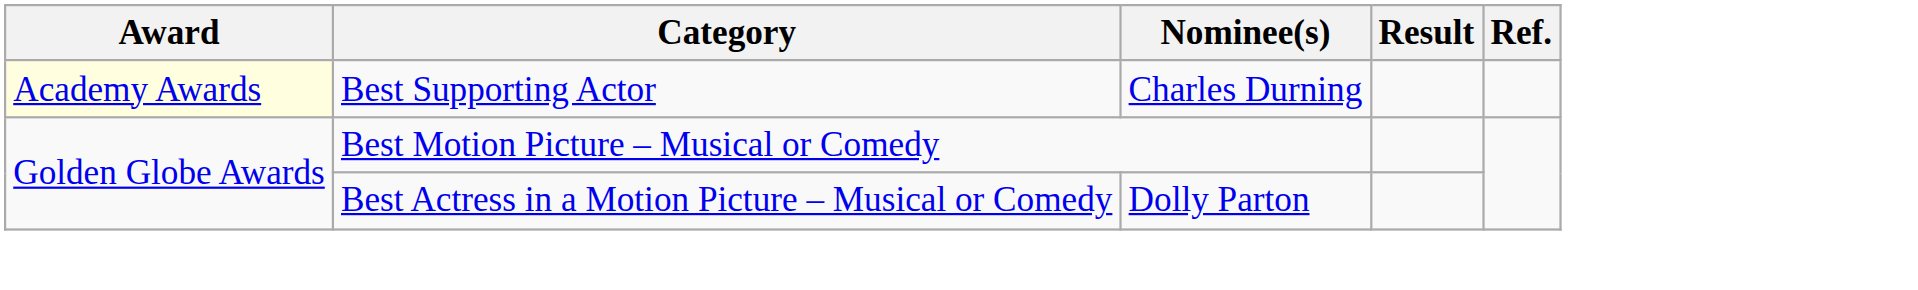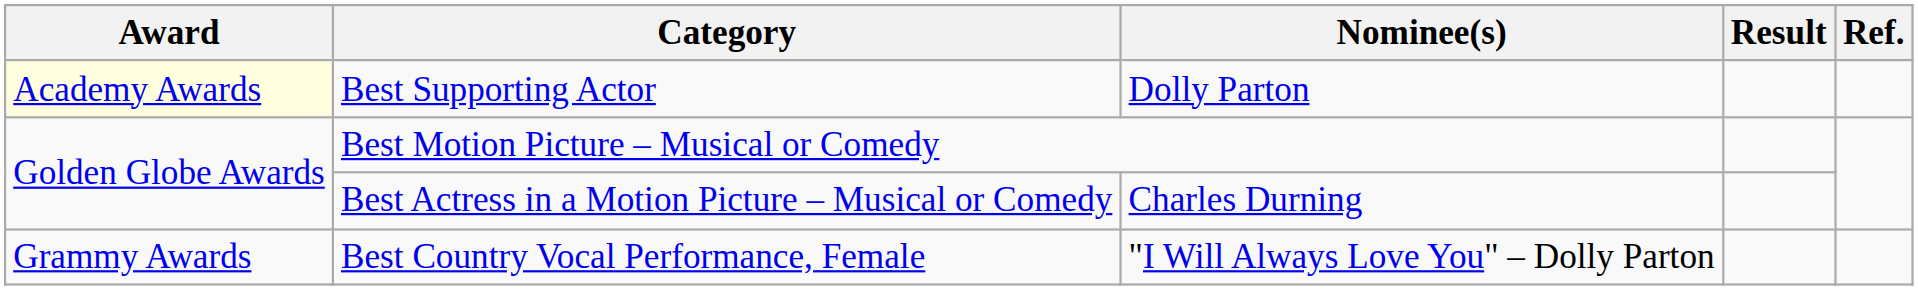(1245, 88) Charles Durning -> (1219, 88) Dolly Parton
(1219, 199) Dolly Parton -> (1245, 199) Charles Durning
+ row: (633, 255)
